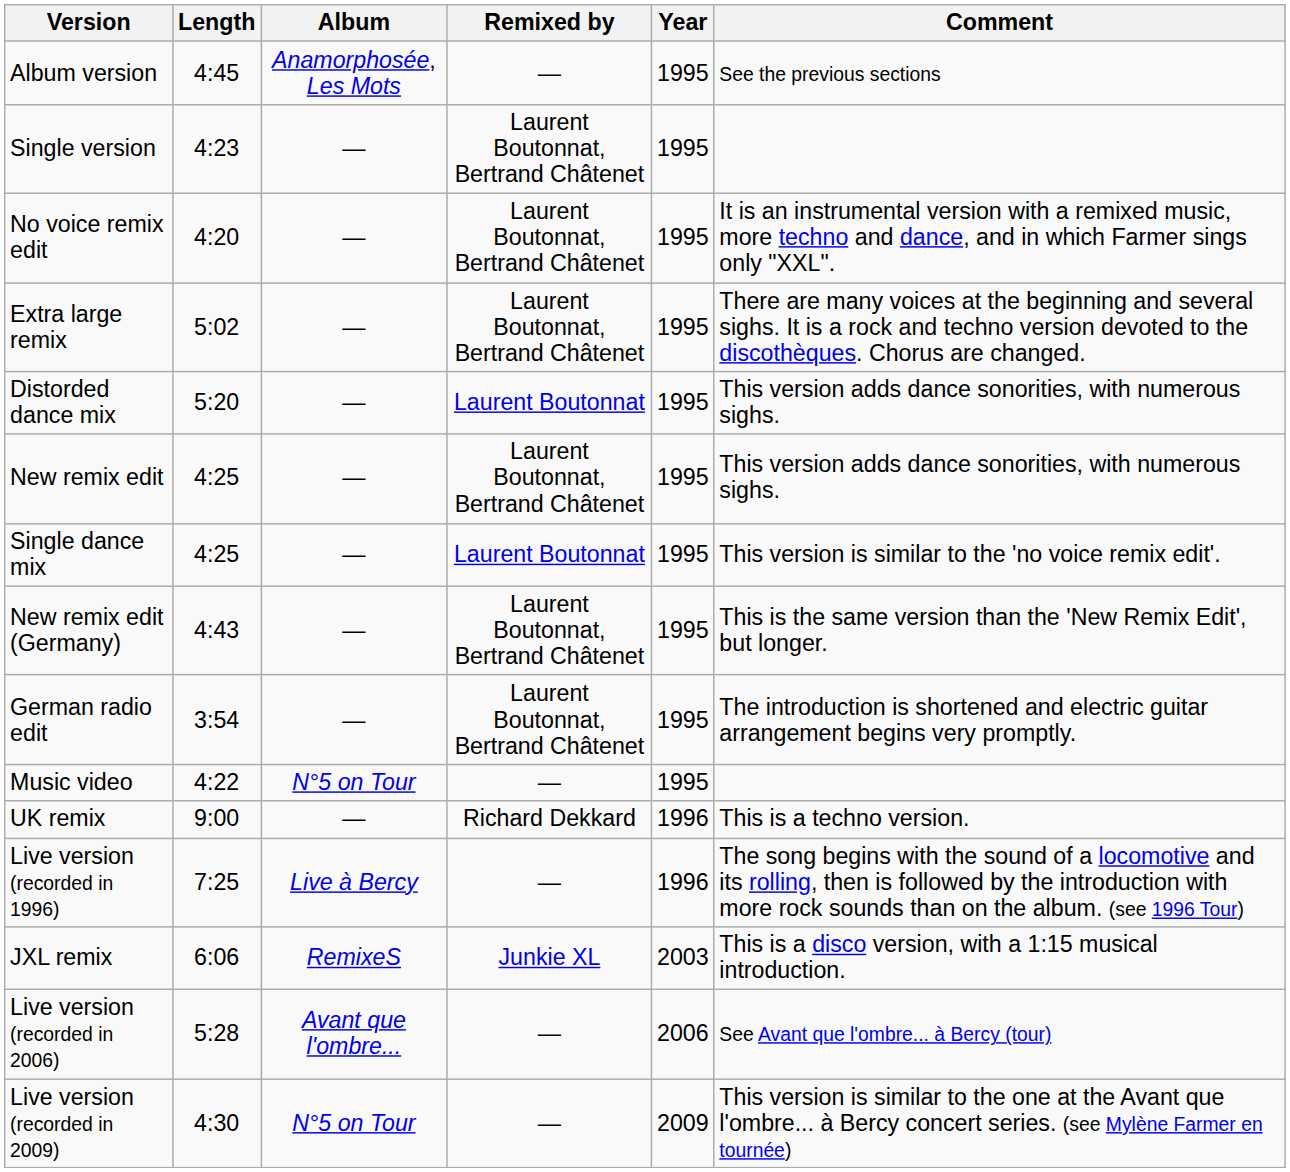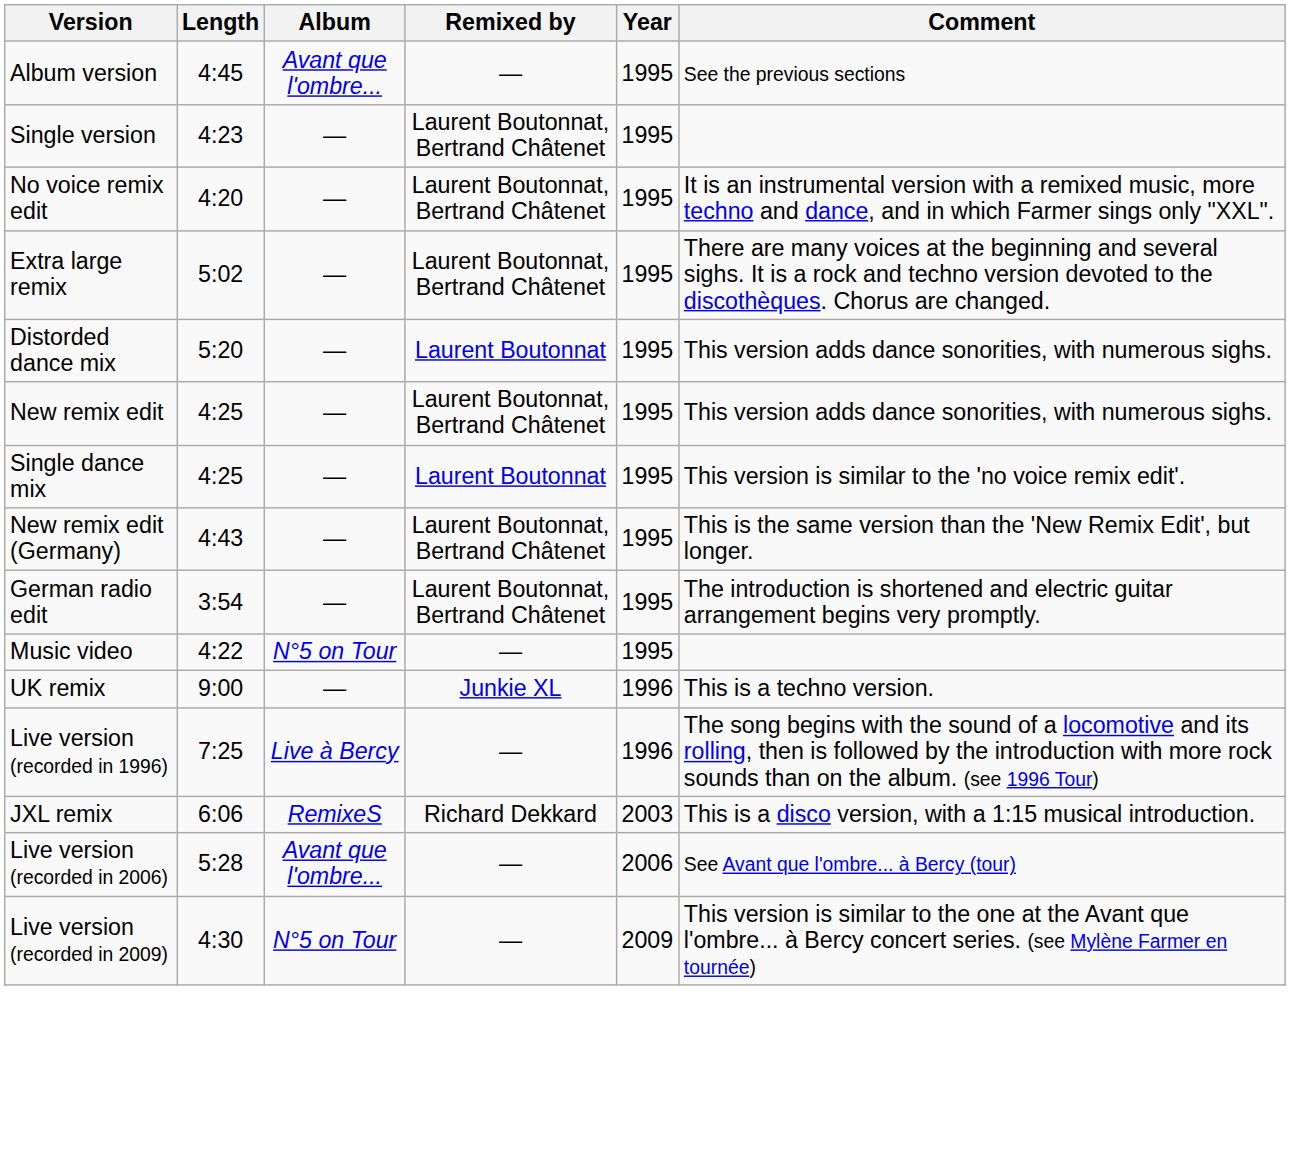(354, 72) Anamorphosée, Les Mots -> (335, 72) Avant que l'ombre...
(549, 819) Richard Dekkard -> (510, 688) Junkie XL
(549, 957) Junkie XL -> (510, 814) Richard Dekkard
